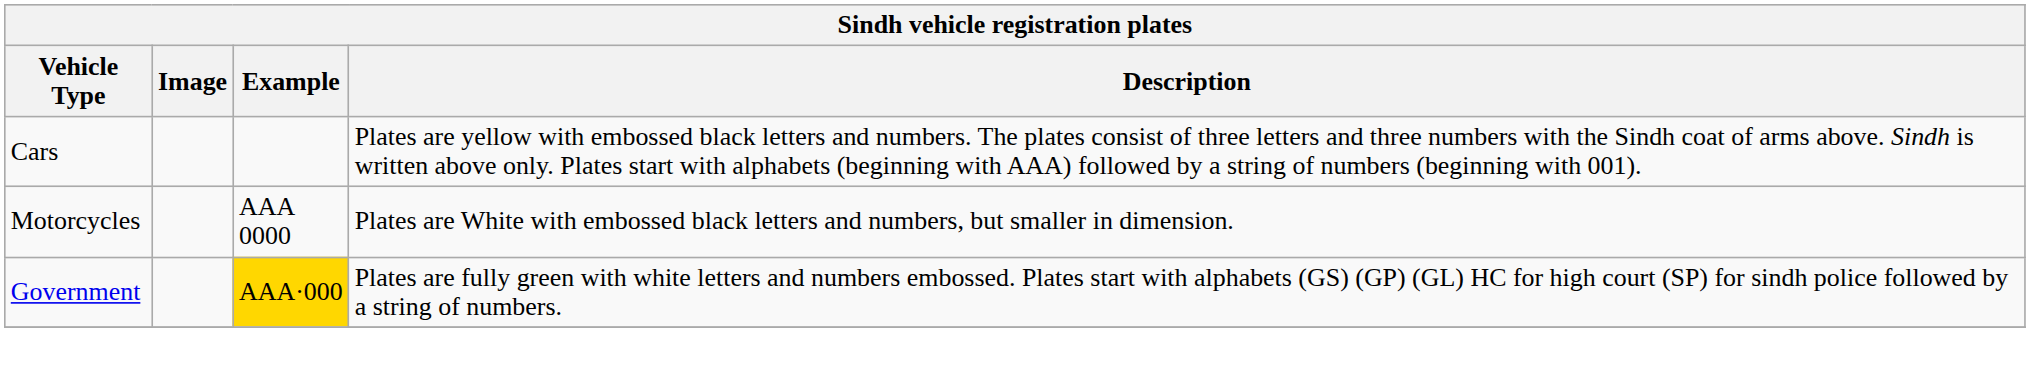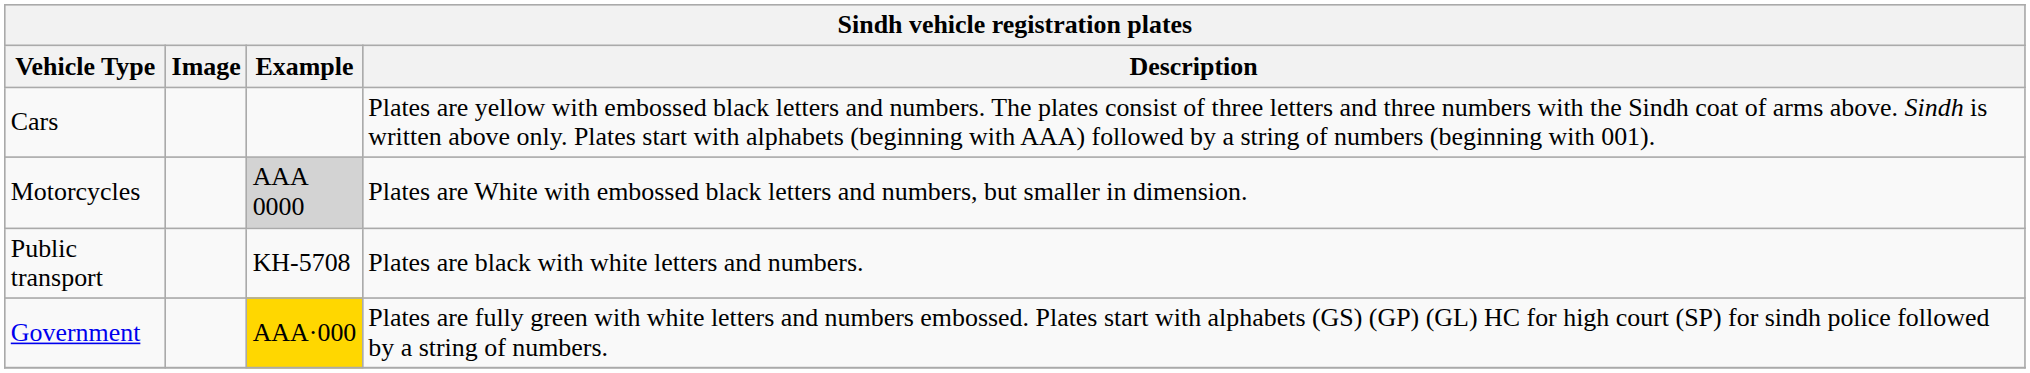(267, 221) no background -> (281, 192) lightgrey background
+ row: (57, 262)
